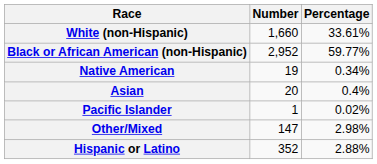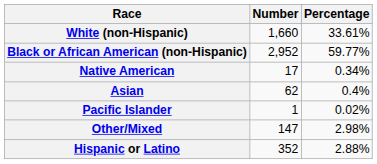(292, 71) 19 -> (292, 71) 17
(292, 91) 20 -> (292, 91) 62
